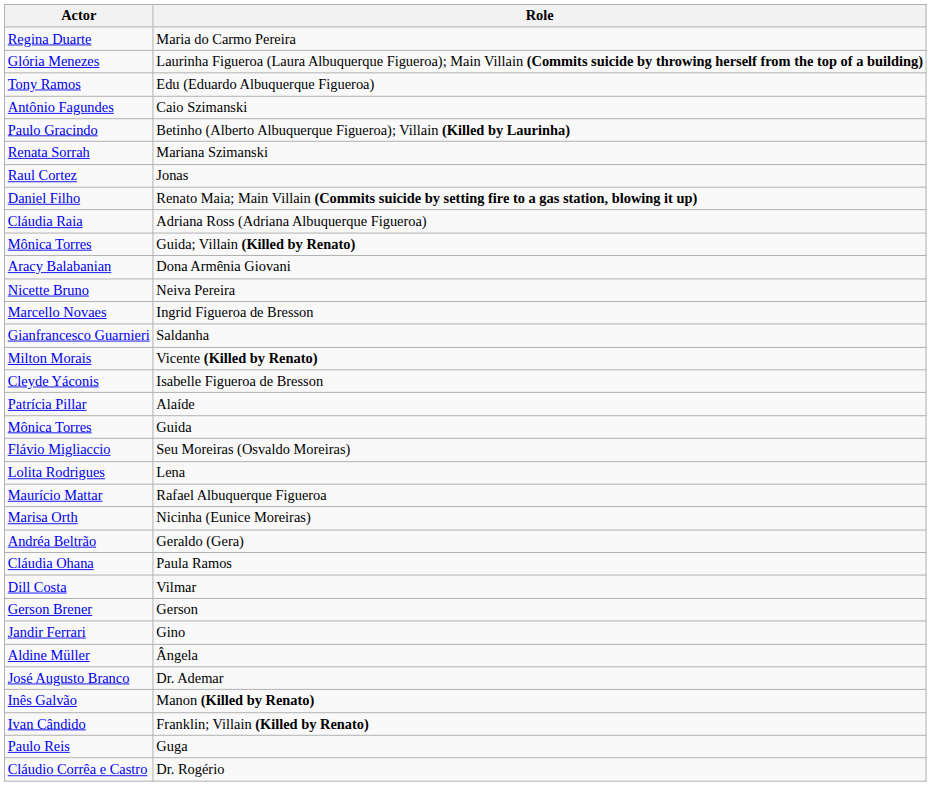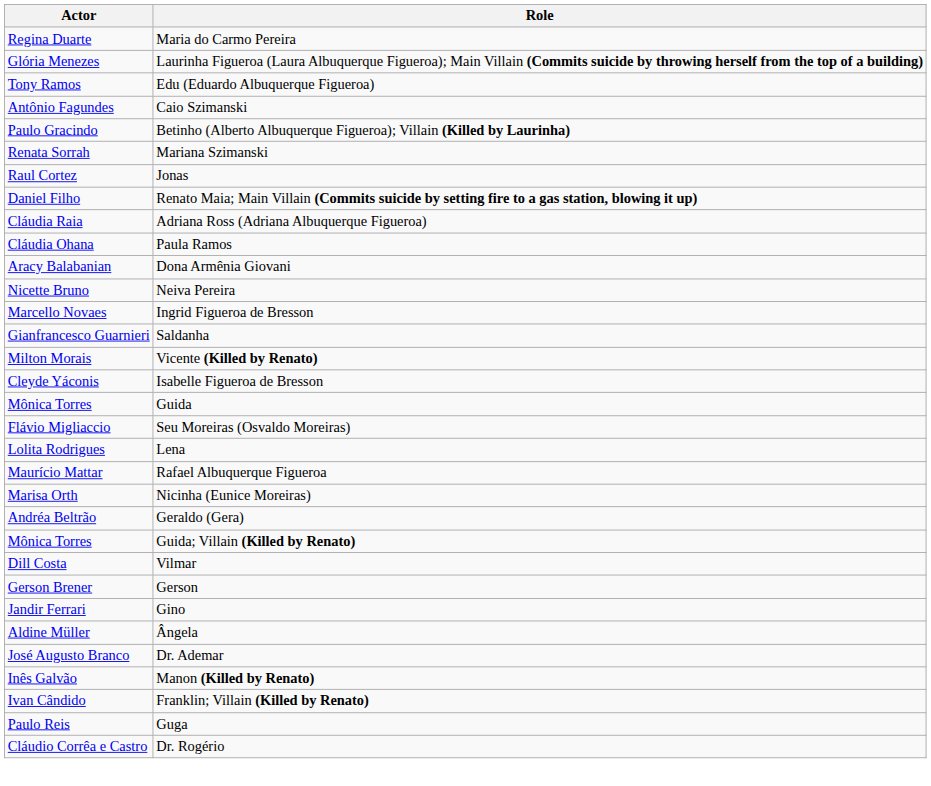rows swapped: (194, 564) <-> (256, 244)
- row: (176, 404)
